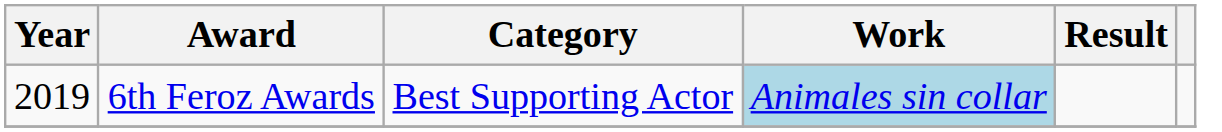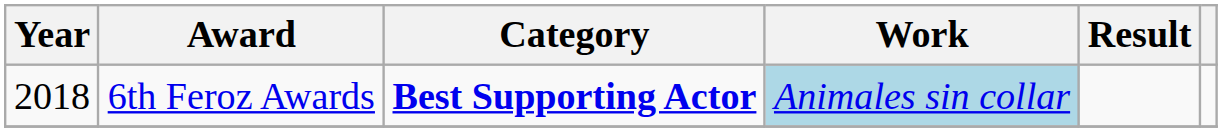(52, 95) 2019 -> (52, 95) 2018
(563, 95) normal -> (574, 95) bold
